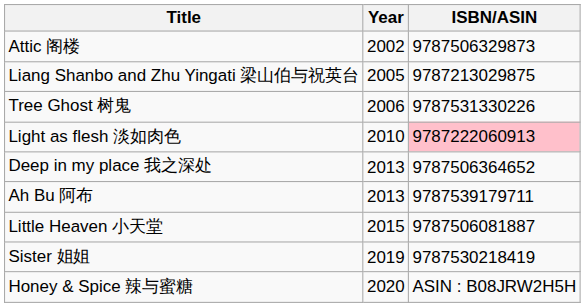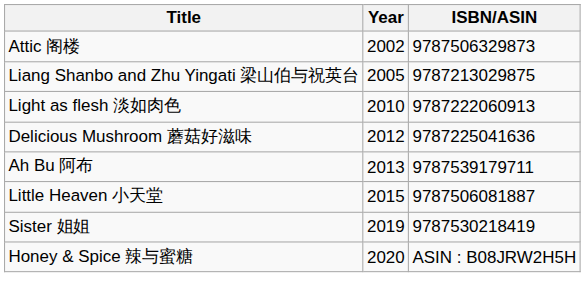- row: (70, 106)
(474, 136) pink background -> (474, 106) no background
+ row: (130, 136)
- row: (110, 166)
